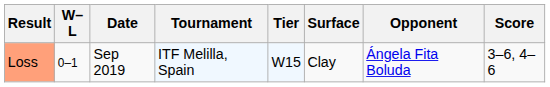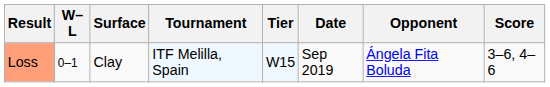columns swapped: (122, 23) <-> (334, 23)
